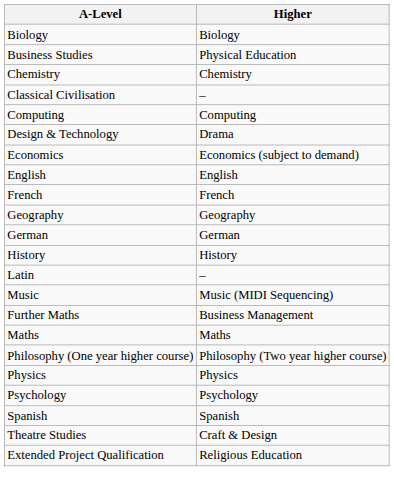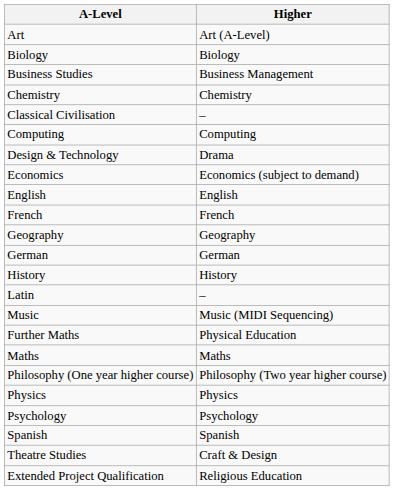+ row: (16, 34)
(248, 54) Physical Education -> (256, 74) Business Management
(256, 315) Business Management -> (248, 335) Physical Education
